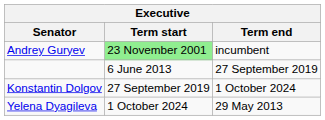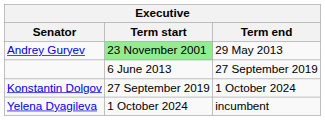(242, 50) incumbent -> (249, 50) 29 May 2013
(249, 106) 29 May 2013 -> (242, 106) incumbent
